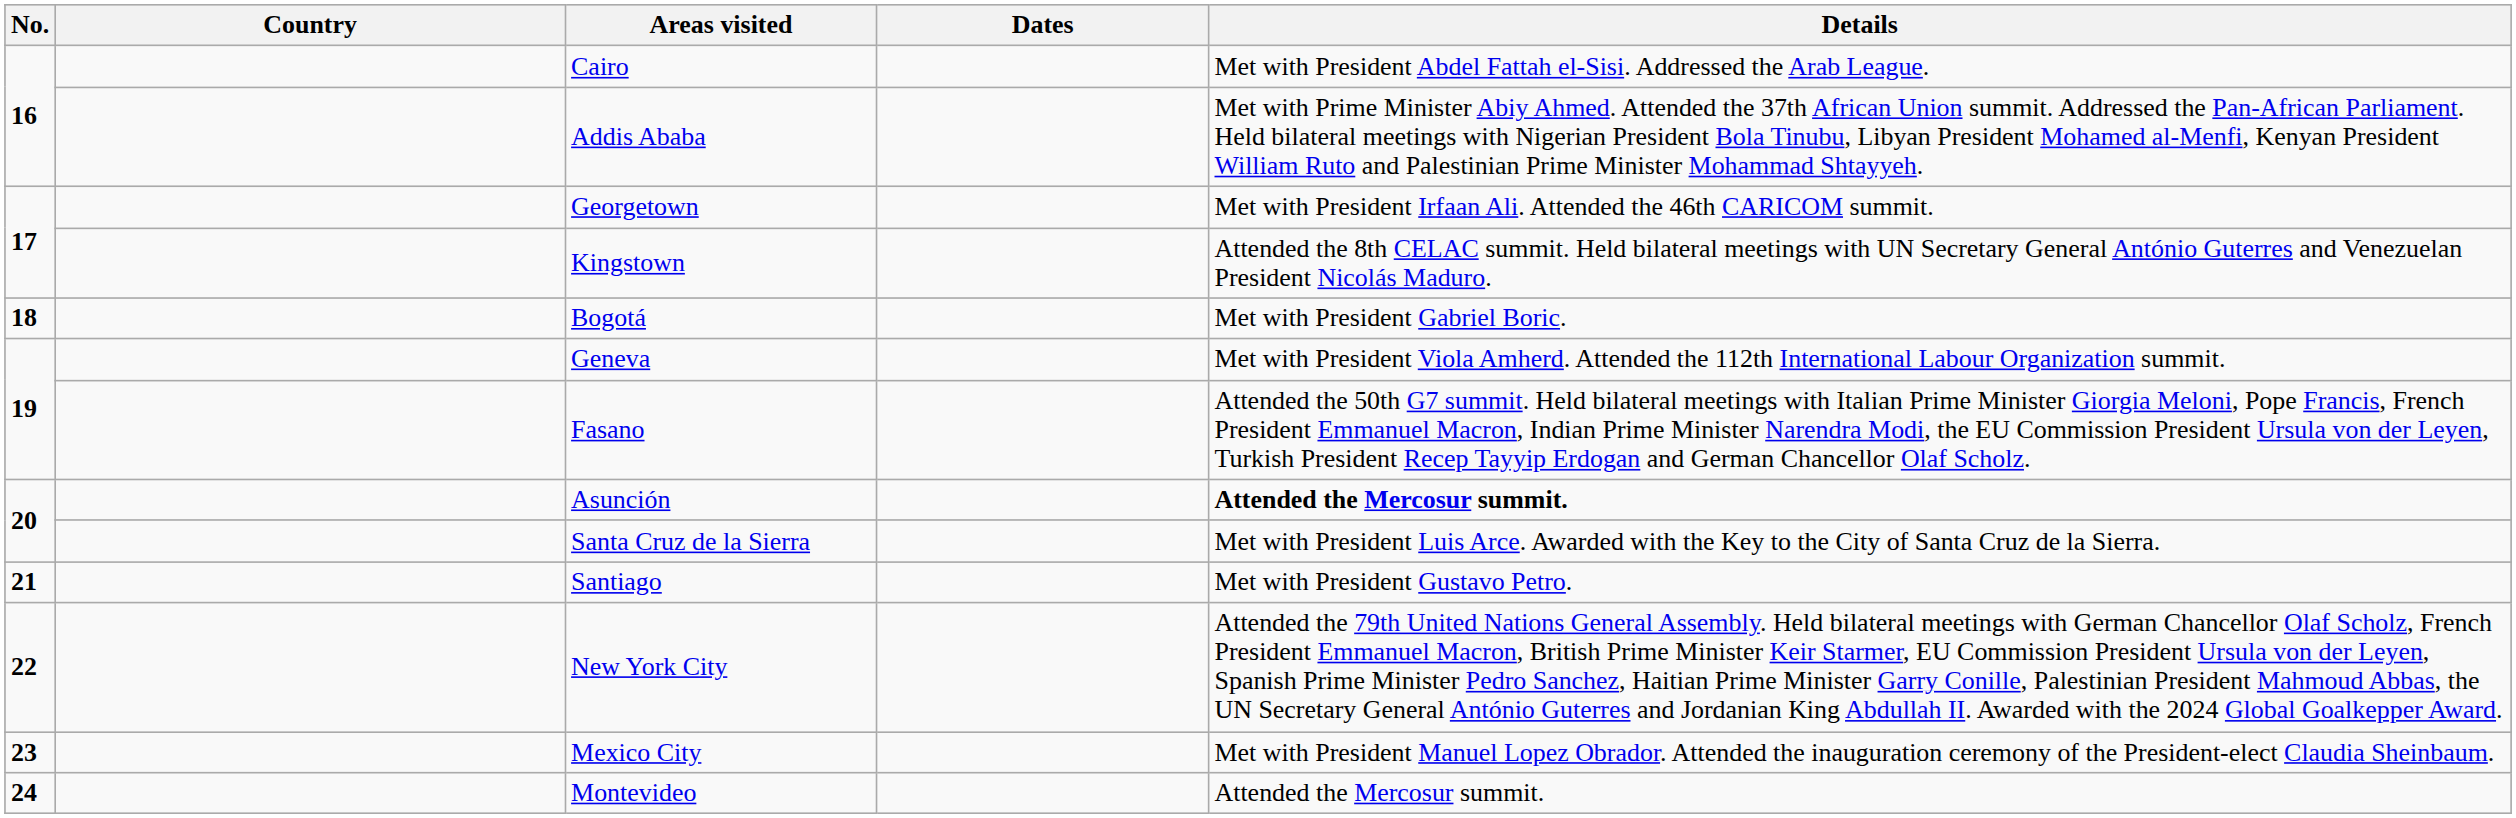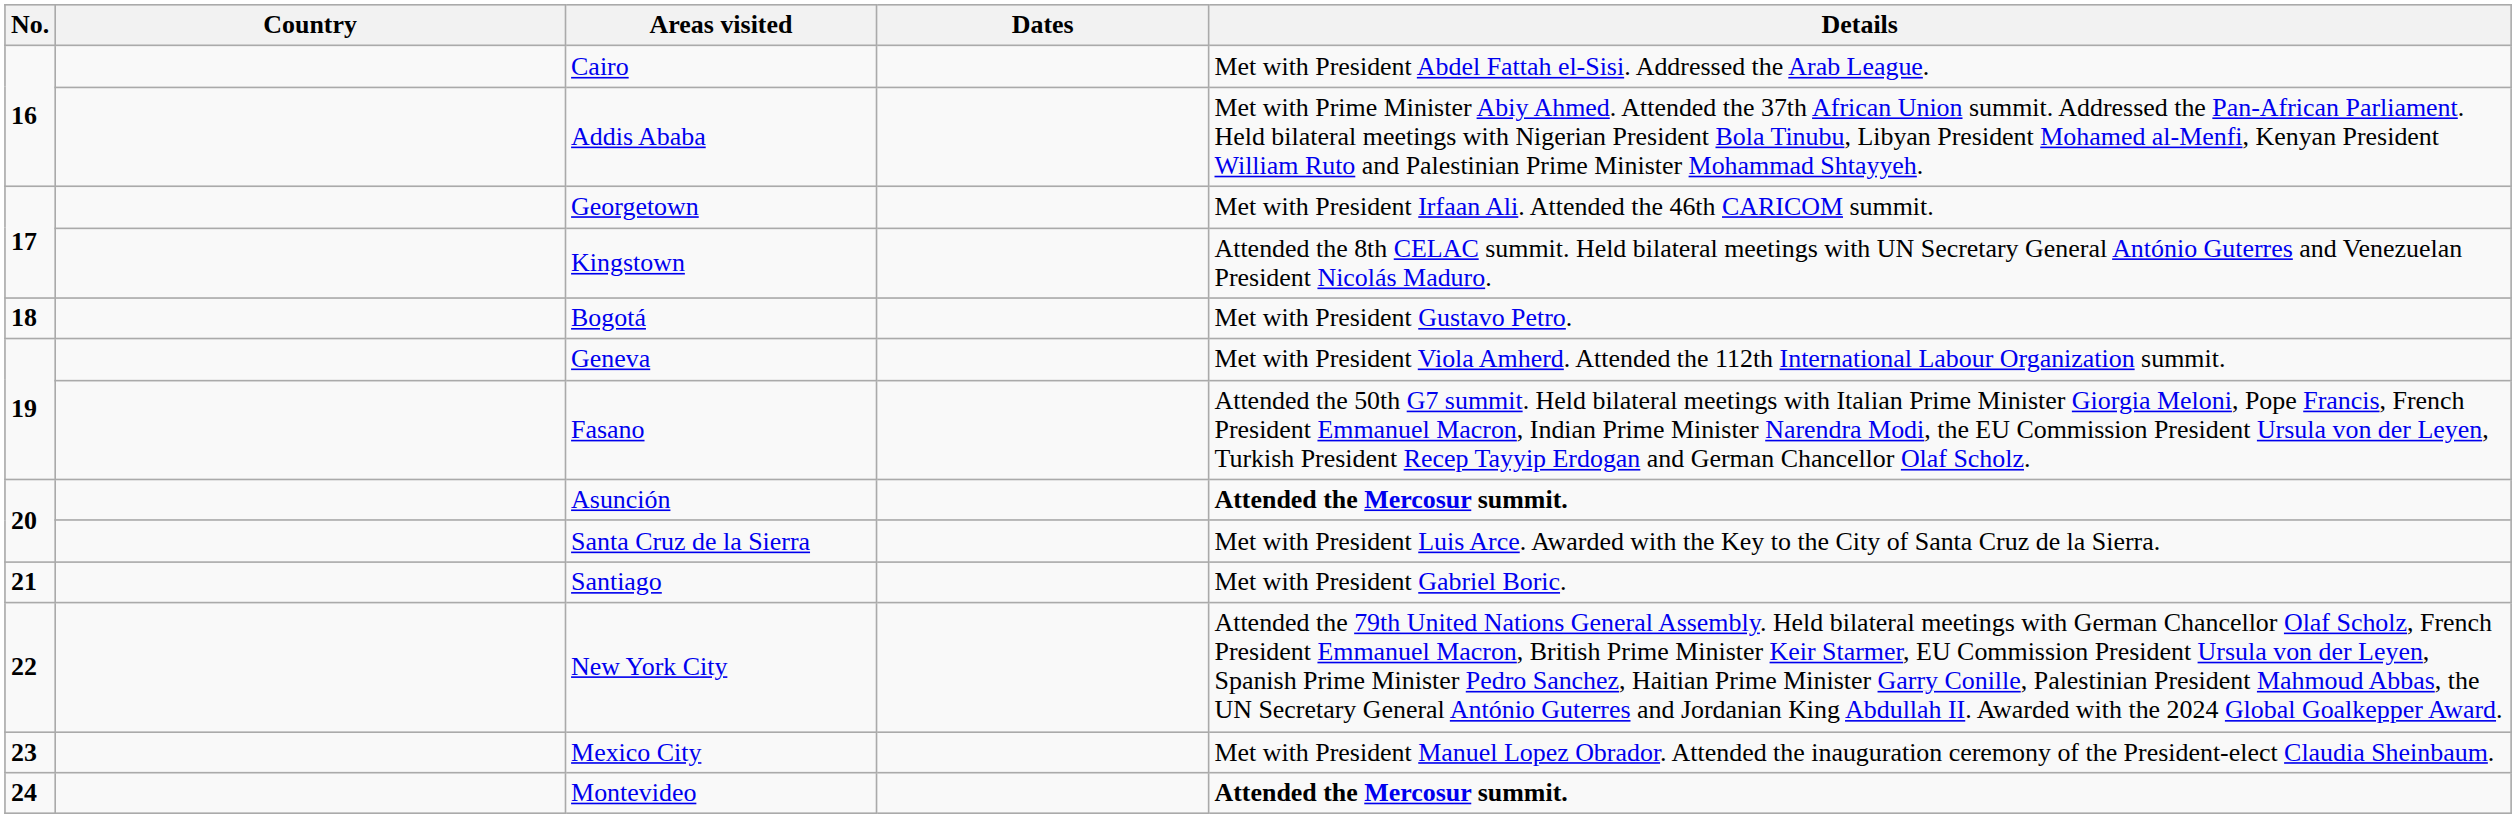(1391, 318) Met with President Gabriel Boric. -> (1393, 318) Met with President Gustavo Petro.
(1393, 581) Met with President Gustavo Petro. -> (1391, 581) Met with President Gabriel Boric.
(1379, 792) normal -> (1391, 792) bold
